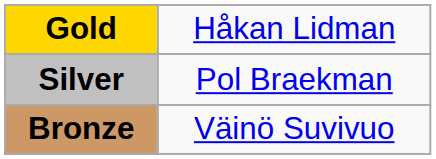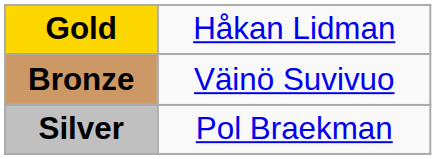rows swapped: (81, 79) <-> (81, 128)
